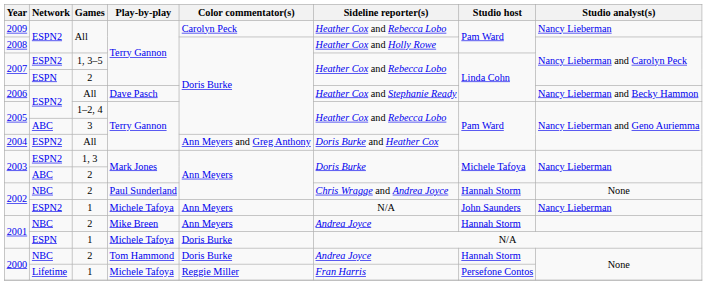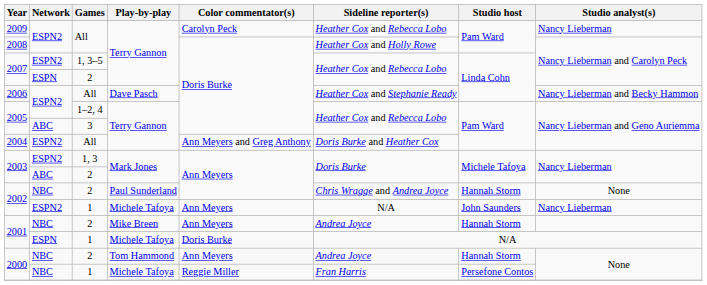(207, 256) Doris Burke -> (207, 256) Ann Meyers
(50, 272) Lifetime -> (42, 272) NBC
